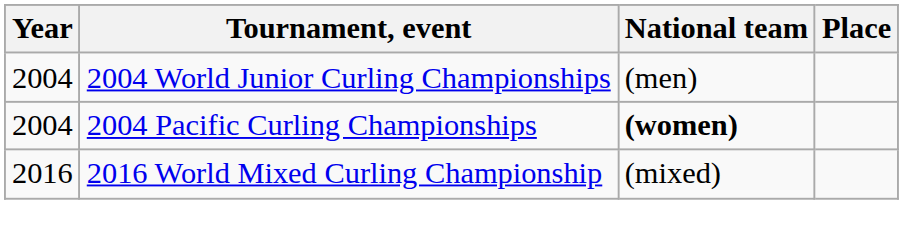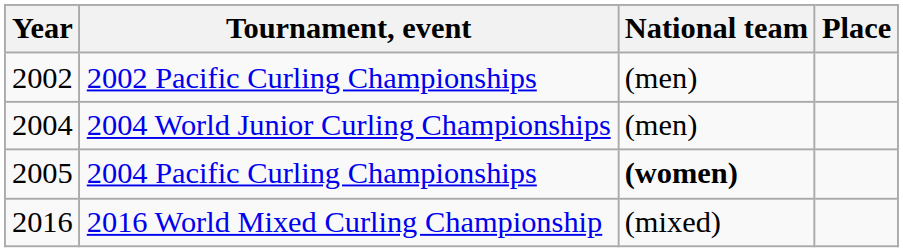+ row: (312, 76)
(42, 125) 2004 -> (42, 173) 2005
